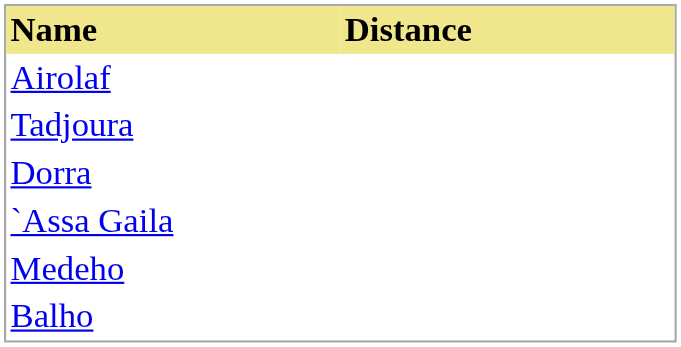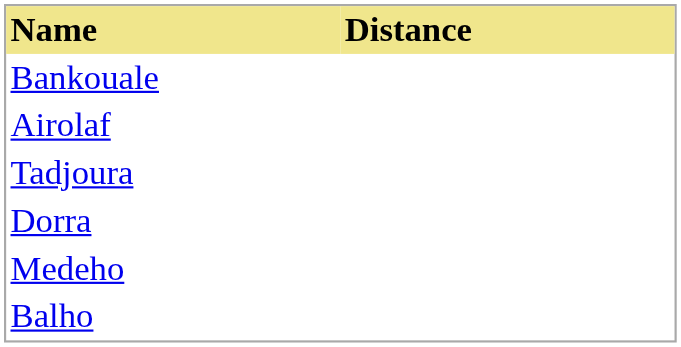+ row: (85, 77)
- row: (92, 220)
